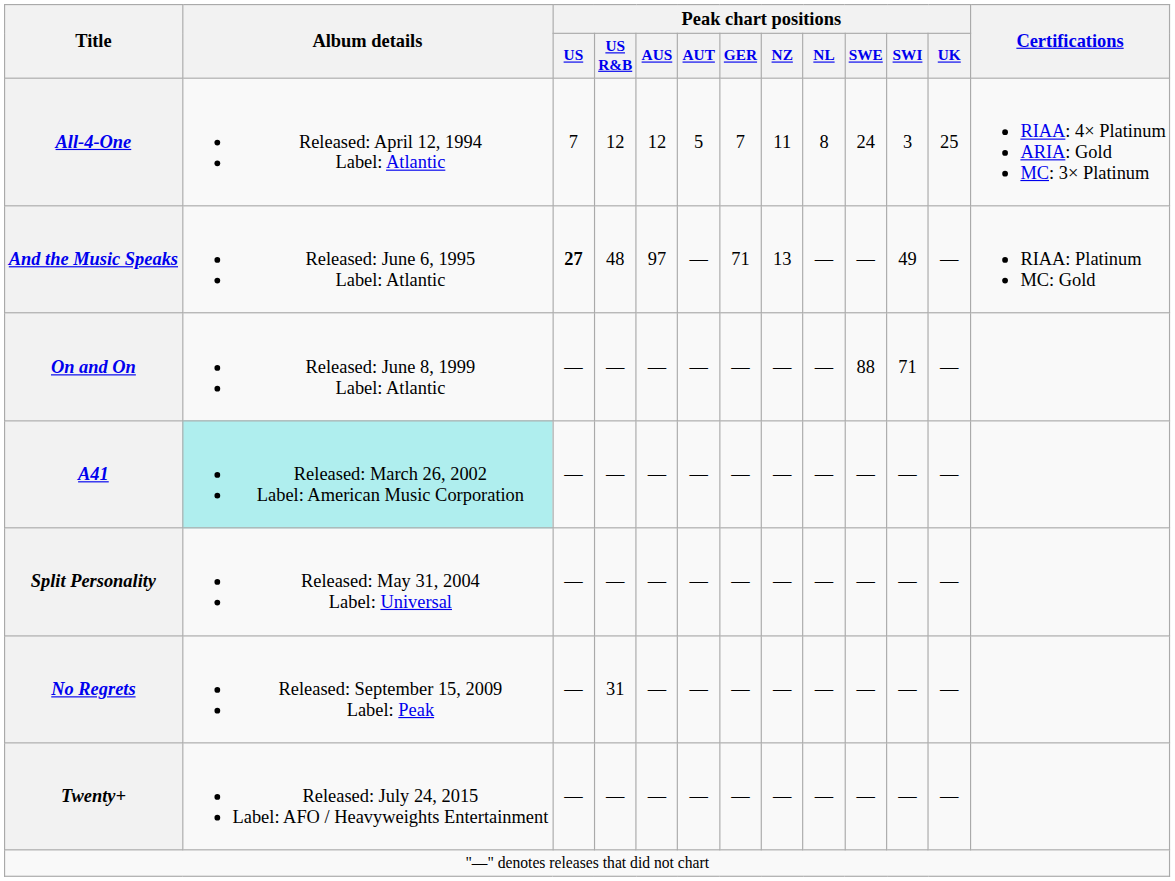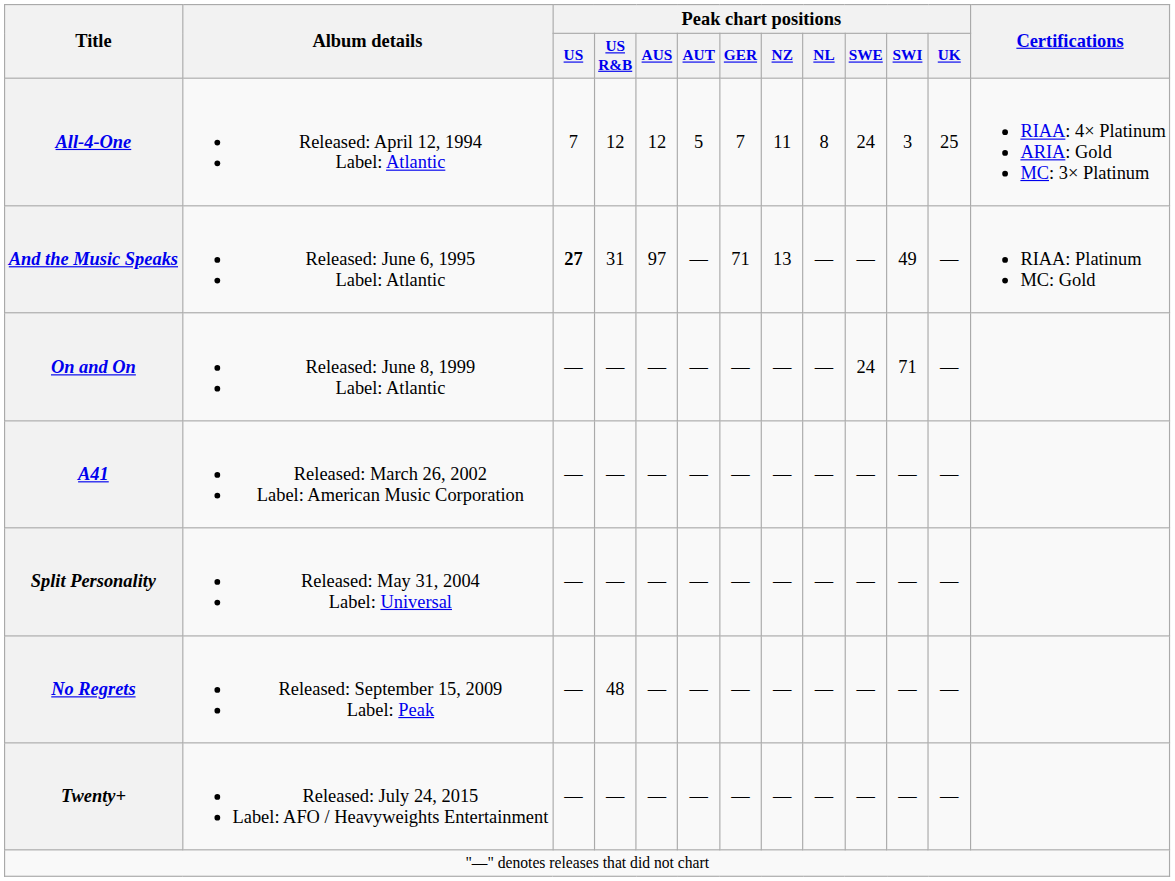(615, 259) 48 -> (615, 259) 31
(866, 366) 88 -> (866, 366) 24
(367, 485) paleturquoise background -> (367, 485) no background
(615, 689) 31 -> (615, 689) 48
